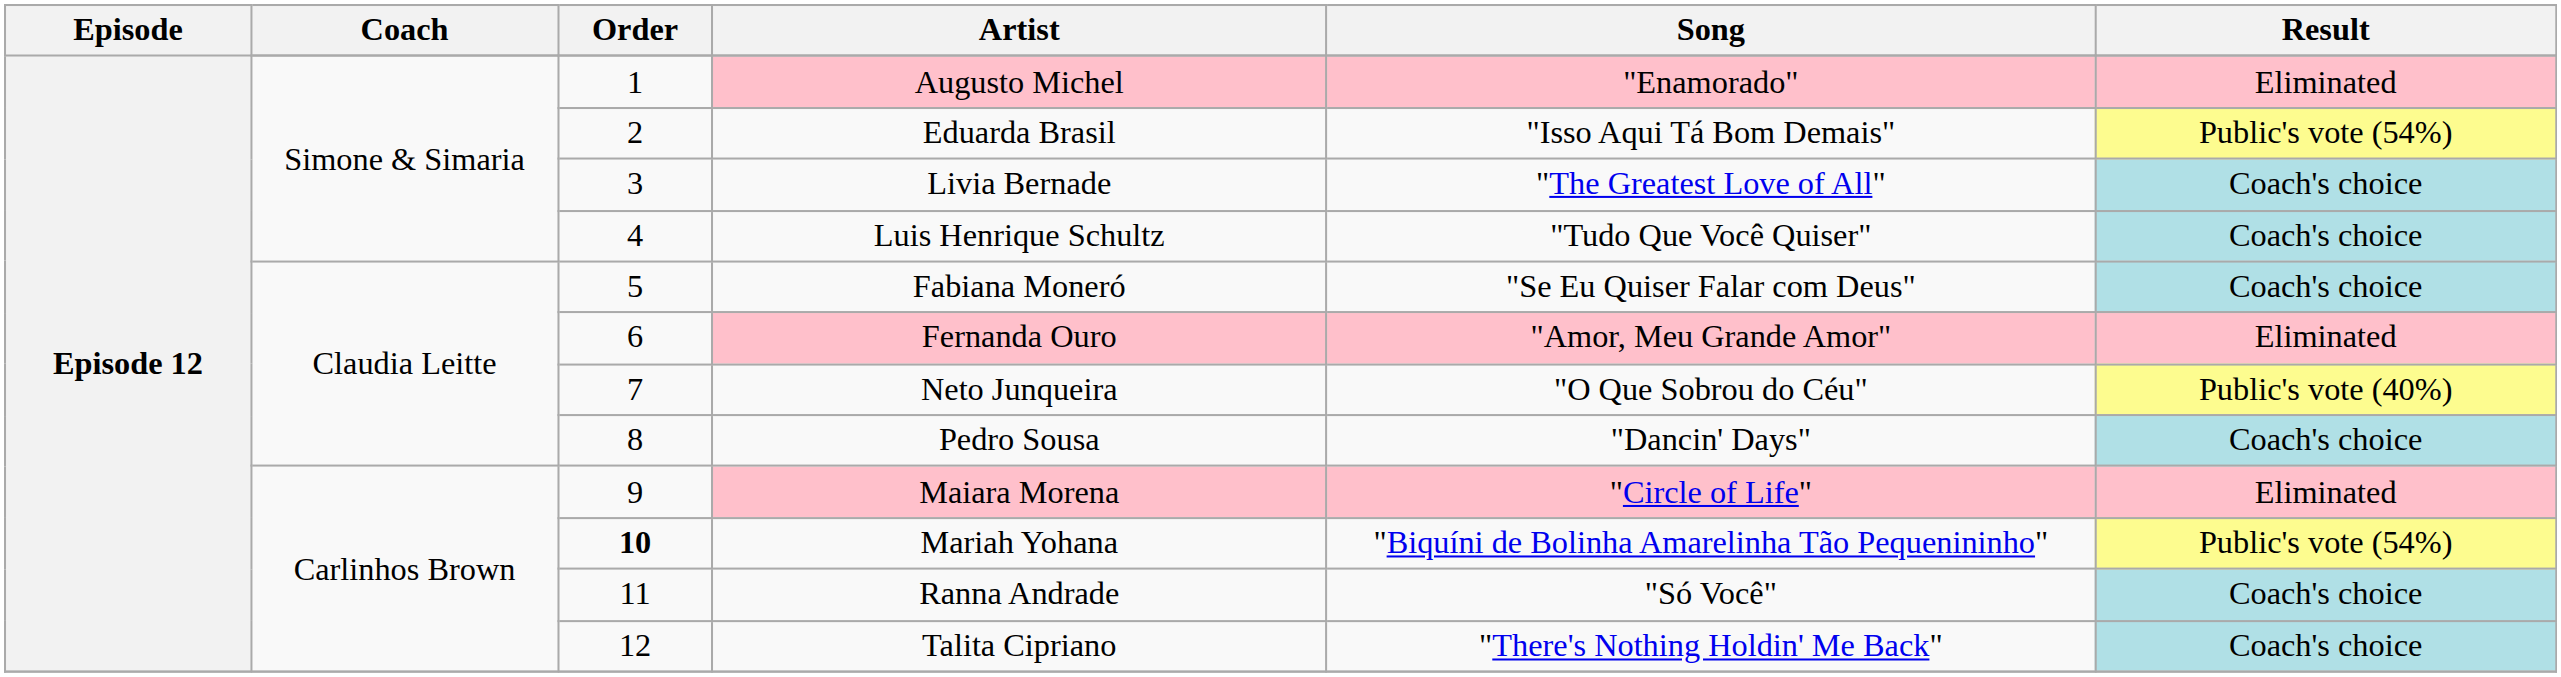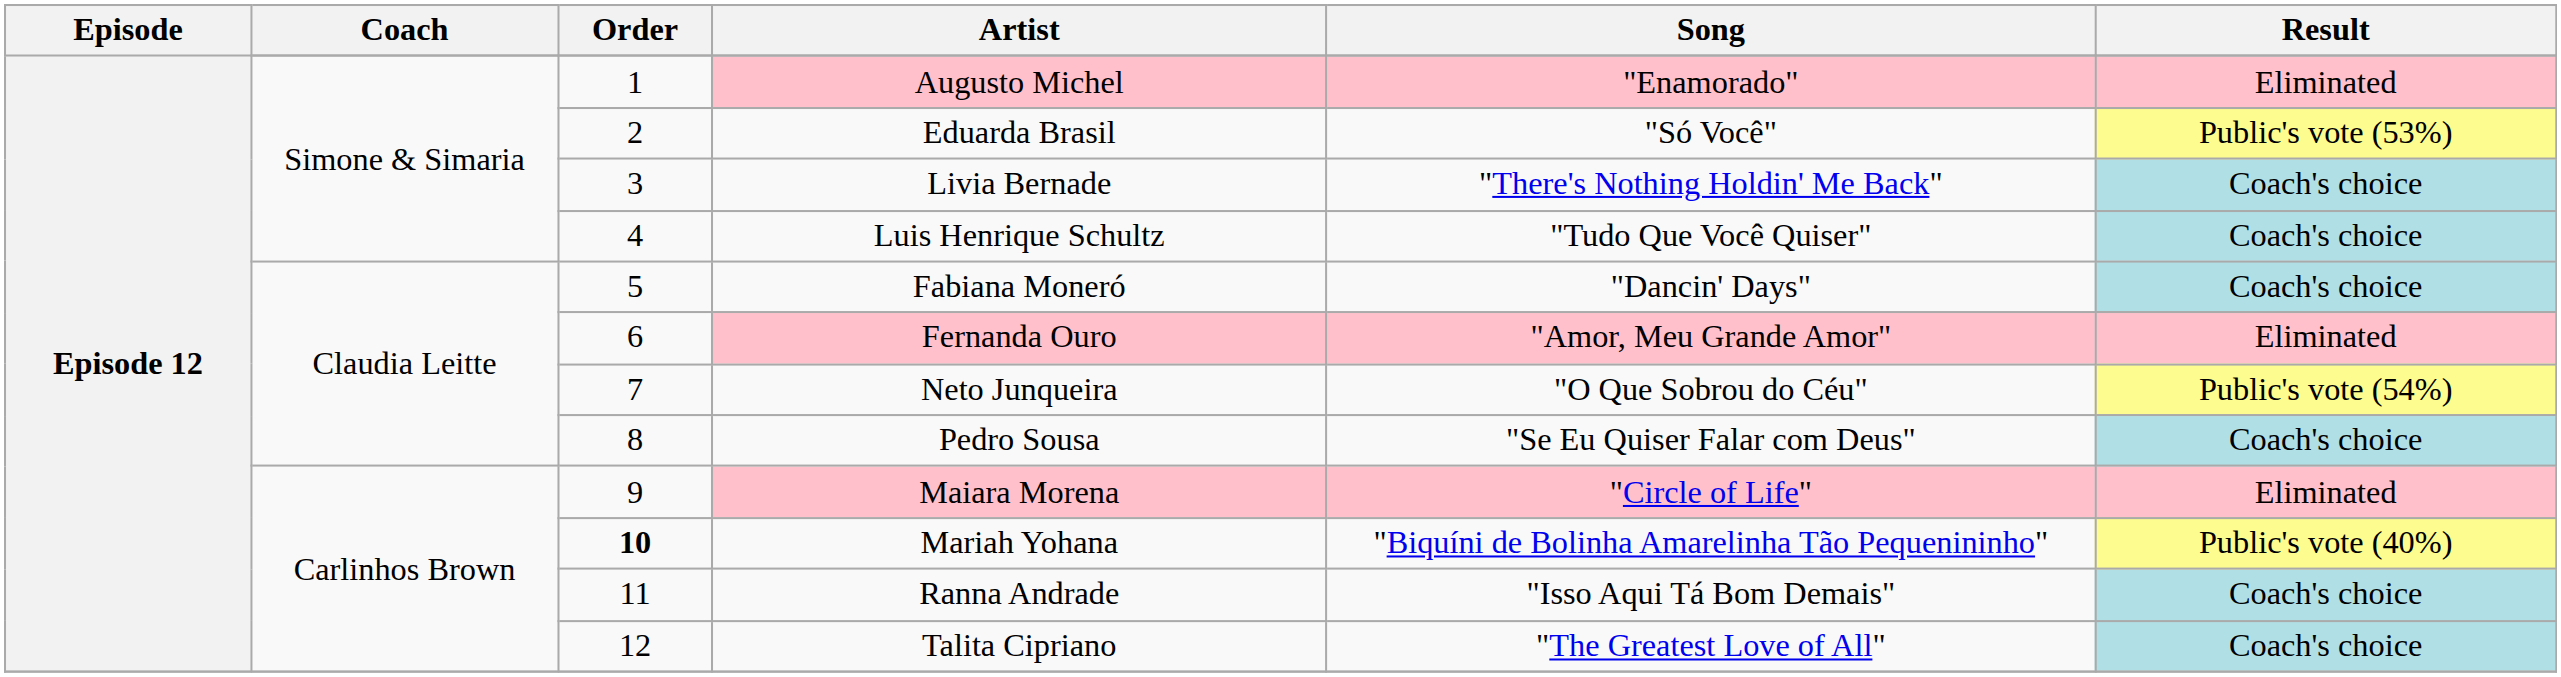(1711, 132) "Isso Aqui Tá Bom Demais" -> (1711, 132) "Só Você"
(2326, 132) Public's vote (54%) -> (2326, 132) Public's vote (53%)
(1711, 183) "The Greatest Love of All" -> (1711, 183) "There's Nothing Holdin' Me Back"
(1711, 286) "Se Eu Quiser Falar com Deus" -> (1711, 286) "Dancin' Days"
(2326, 388) Public's vote (40%) -> (2326, 388) Public's vote (54%)
(1711, 440) "Dancin' Days" -> (1711, 440) "Se Eu Quiser Falar com Deus"
(2326, 542) Public's vote (54%) -> (2326, 542) Public's vote (40%)
(1711, 593) "Só Você" -> (1711, 593) "Isso Aqui Tá Bom Demais"
(1711, 645) "There's Nothing Holdin' Me Back" -> (1711, 645) "The Greatest Love of All"
